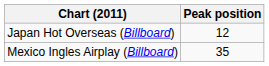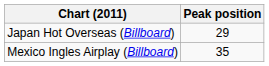(222, 33) 12 -> (222, 33) 29
